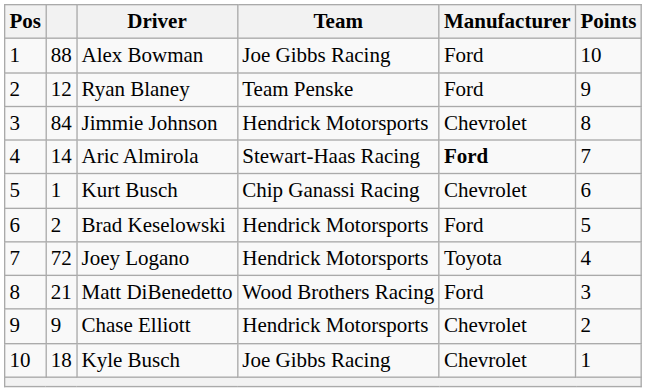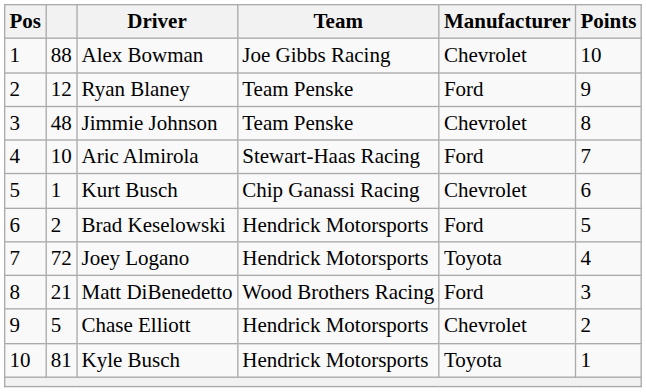(464, 54) Ford -> (485, 54) Chevrolet
(61, 122) 84 -> (61, 122) 48
(335, 122) Hendrick Motorsports -> (298, 122) Team Penske
(61, 156) 14 -> (61, 156) 10
(466, 156) bold -> (464, 156) normal
(56, 325) 9 -> (56, 325) 5
(61, 359) 18 -> (61, 359) 81
(316, 359) Joe Gibbs Racing -> (335, 359) Hendrick Motorsports
(485, 359) Chevrolet -> (473, 359) Toyota
